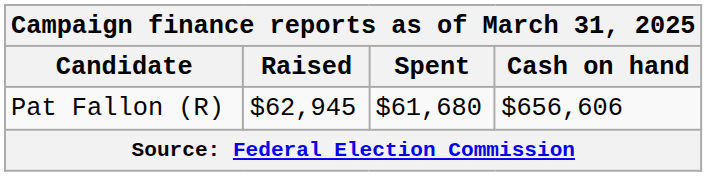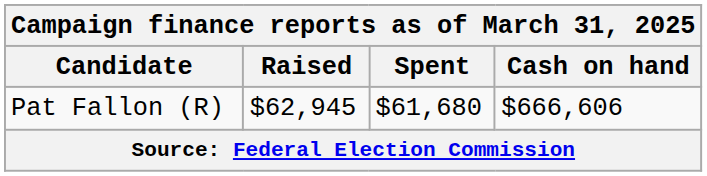(562, 108) $656,606 -> (562, 108) $666,606
